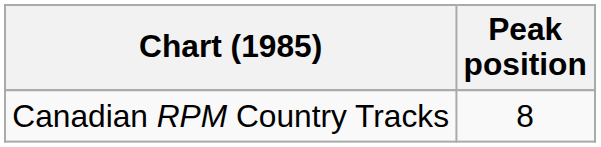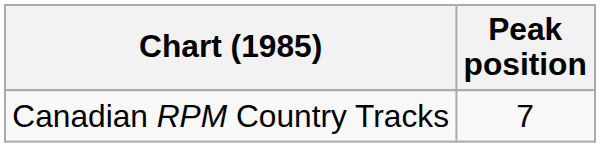(525, 115) 8 -> (525, 115) 7
